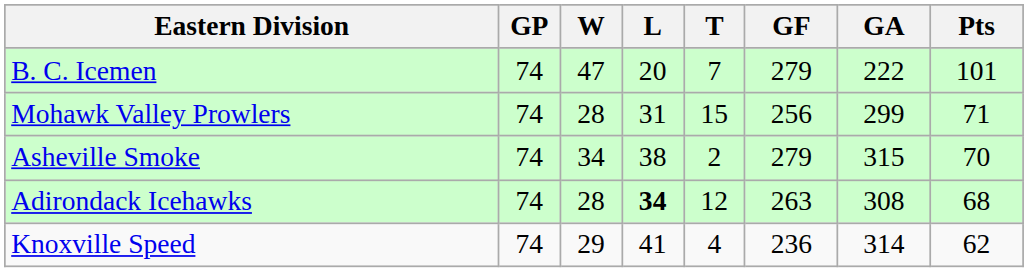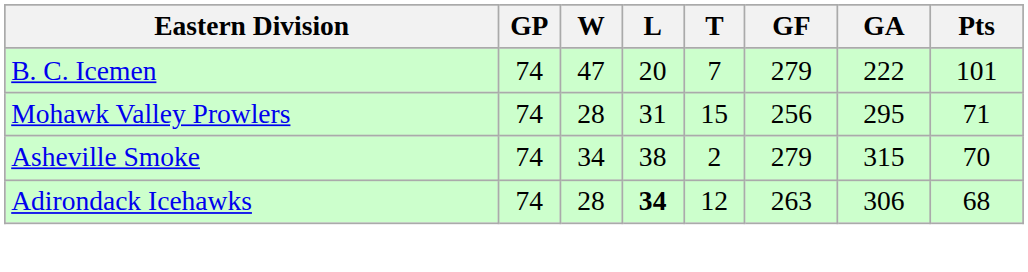(884, 113) 299 -> (884, 113) 295
(884, 200) 308 -> (884, 200) 306
- row: (103, 244)
